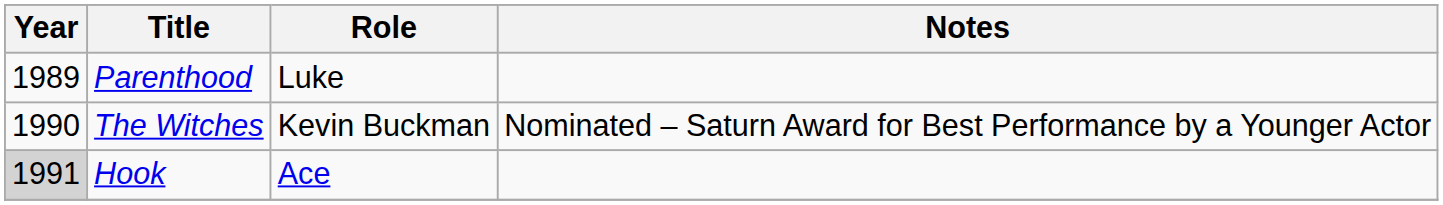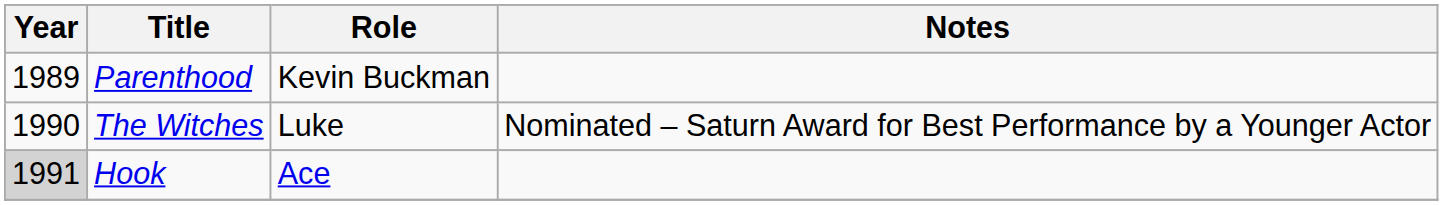(311, 77) Luke -> (384, 77) Kevin Buckman
(384, 125) Kevin Buckman -> (311, 125) Luke
